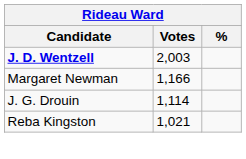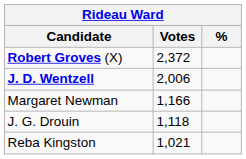+ row: (65, 57)
(173, 57) 2,003 -> (173, 79) 2,006
(173, 100) 1,114 -> (173, 121) 1,118
